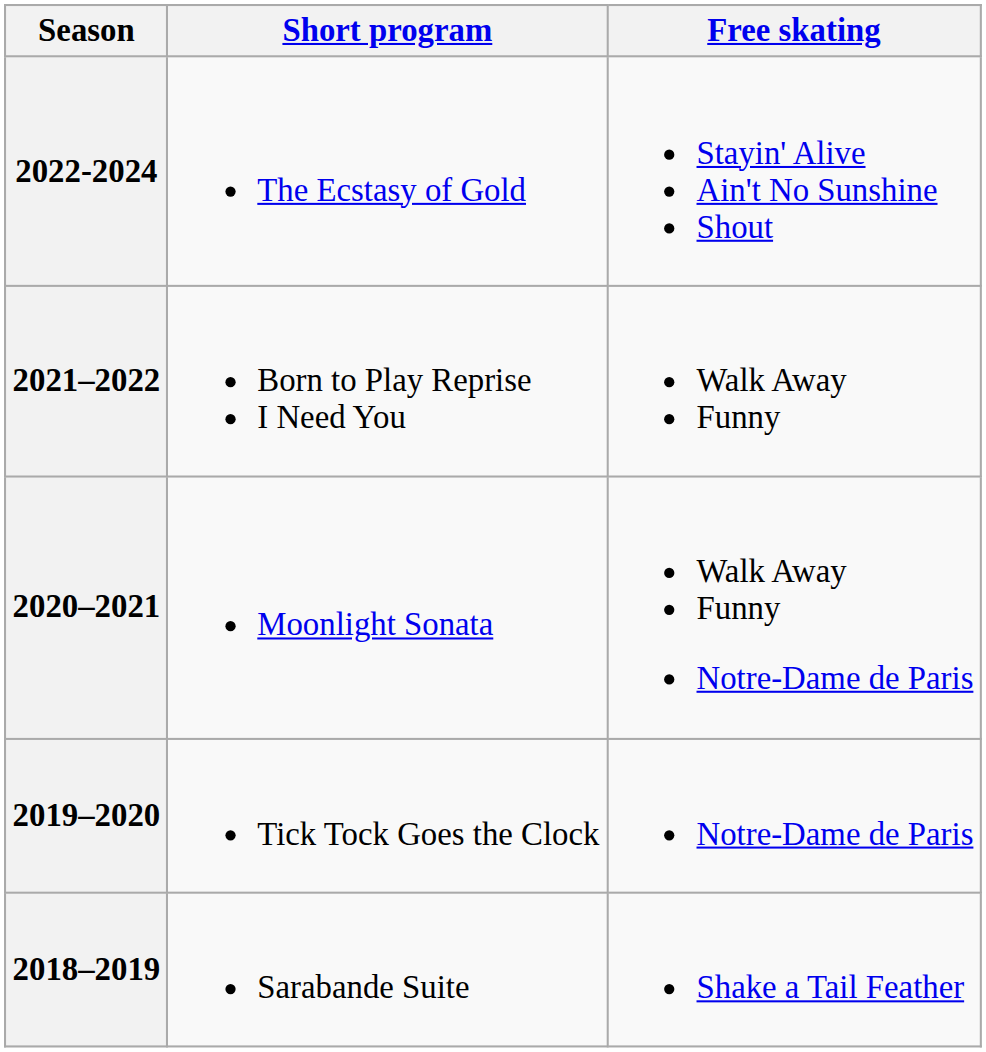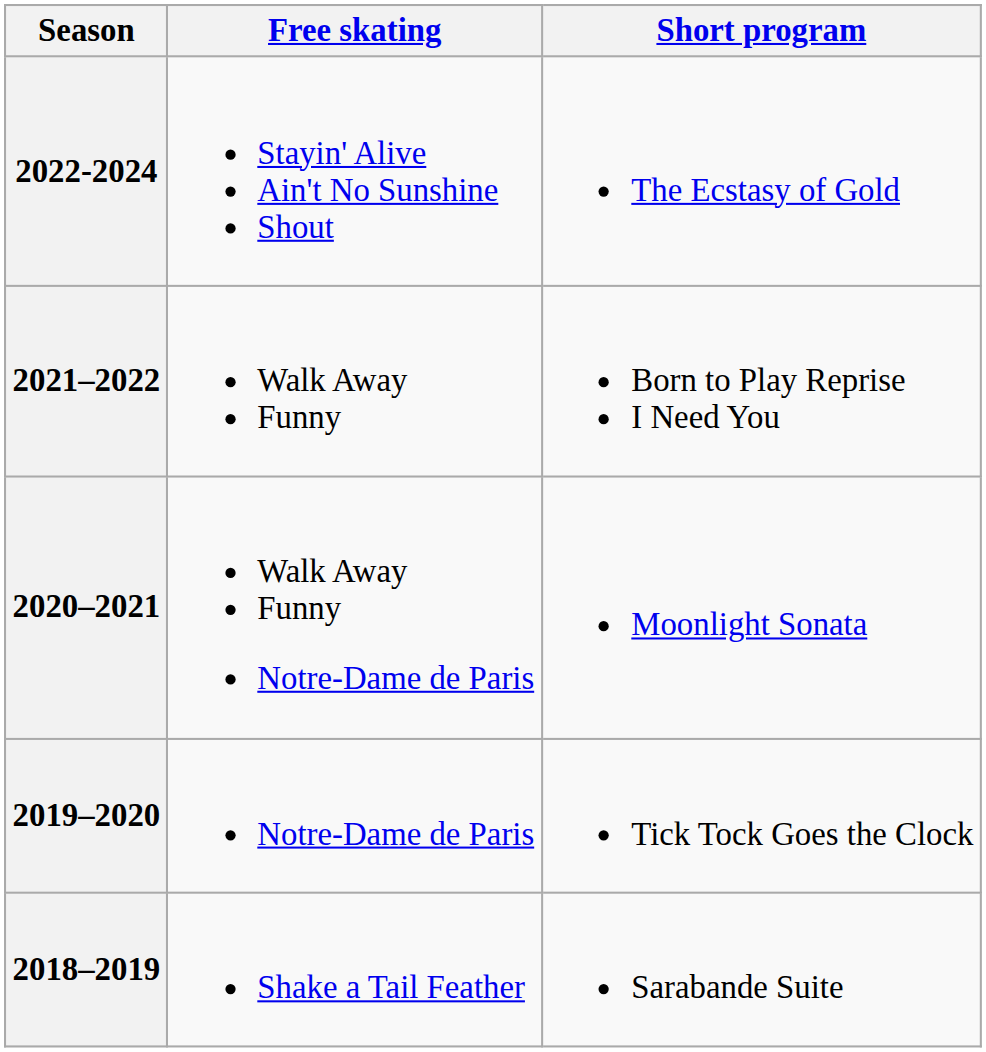columns swapped: (387, 30) <-> (794, 30)
